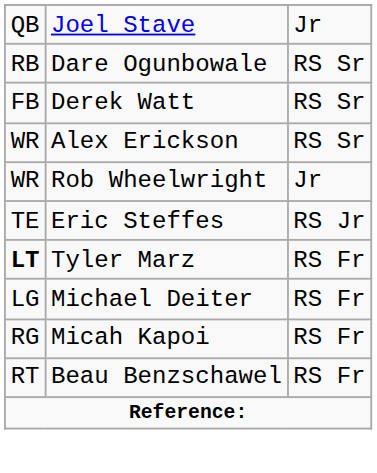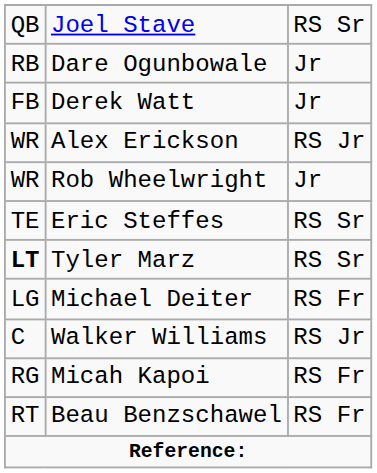(308, 25) Jr -> (329, 25) RS Sr
(329, 64) RS Sr -> (308, 64) Jr
(329, 103) RS Sr -> (308, 103) Jr
(329, 142) RS Sr -> (329, 142) RS Jr
(329, 221) RS Jr -> (329, 221) RS Sr
(329, 260) RS Fr -> (329, 260) RS Sr
+ row: (159, 338)
